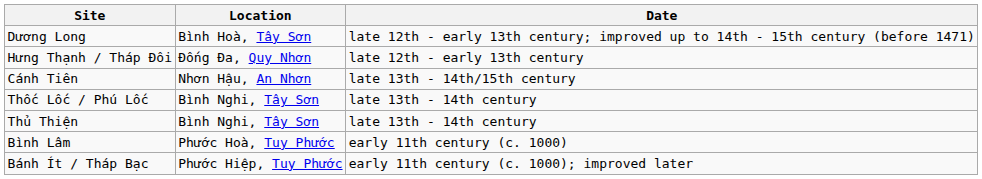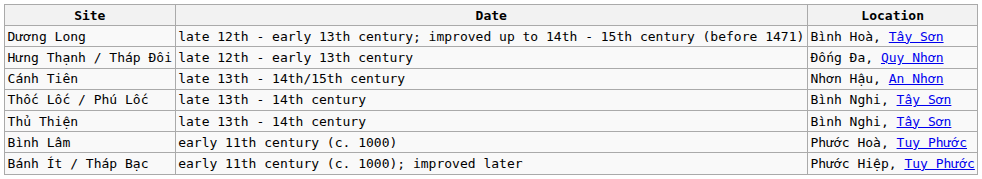columns swapped: (662, 15) <-> (260, 15)
